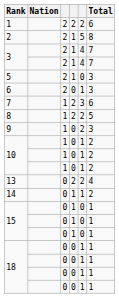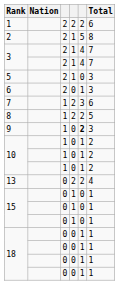(82, 129) normal -> (82, 129) bold
- row: (11, 195)
